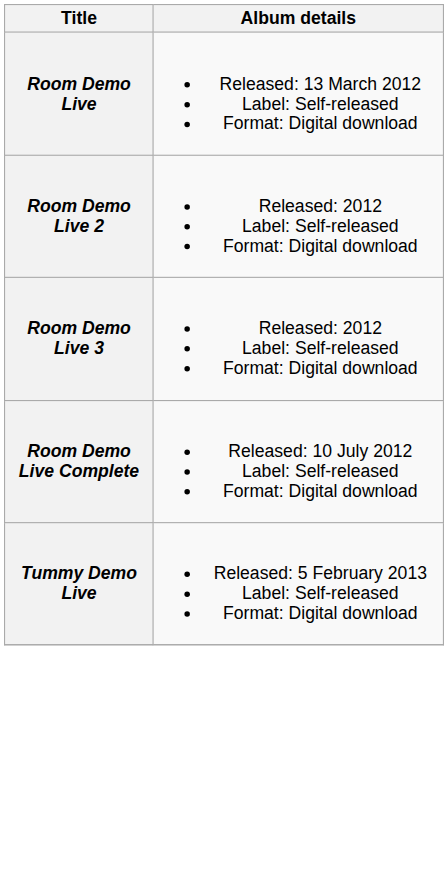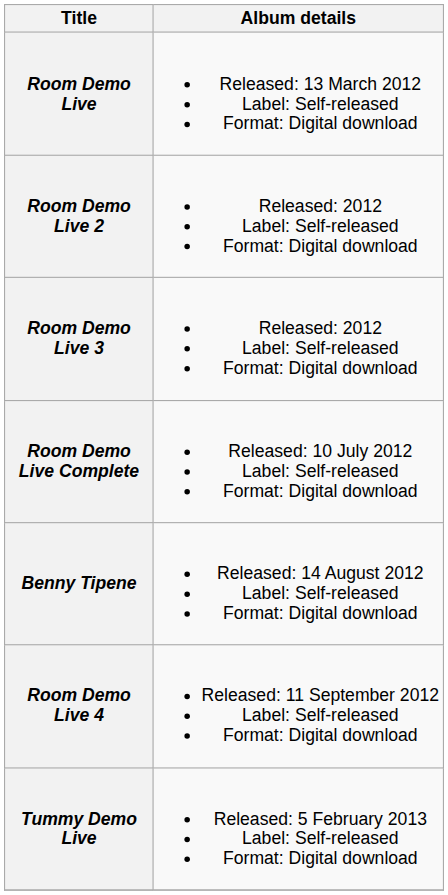+ row: (79, 583)
+ row: (79, 706)
